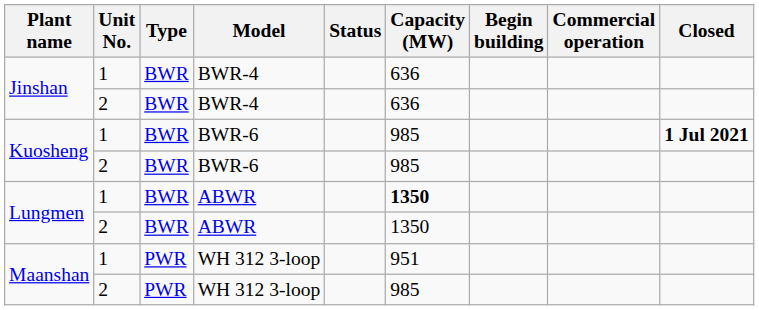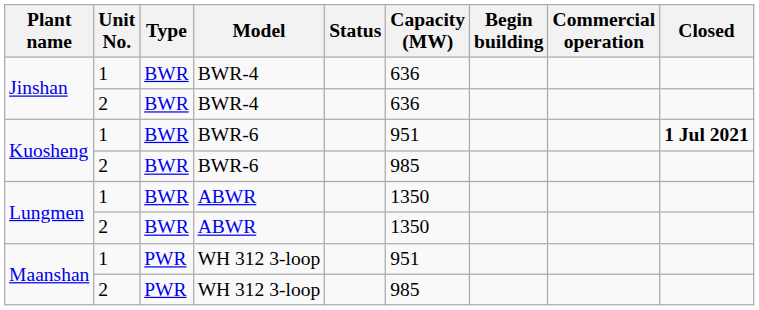(405, 134) 985 -> (405, 134) 951
(410, 196) bold -> (410, 196) normal
